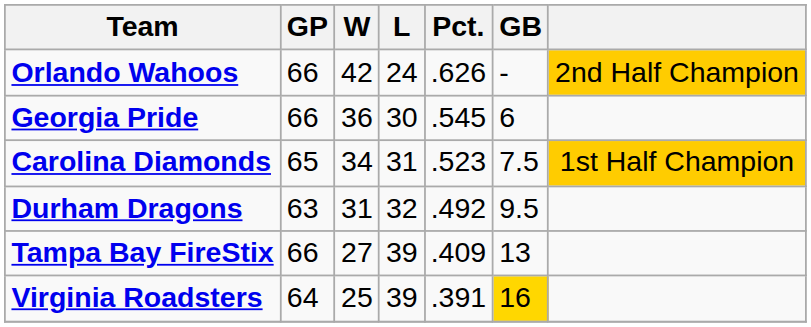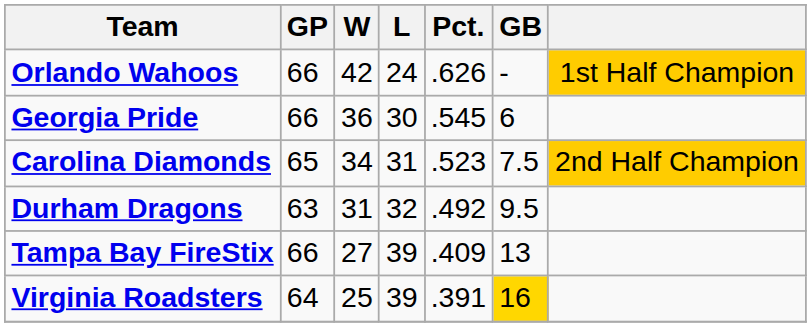(677, 72) 2nd Half Champion -> (677, 72) 1st Half Champion
(677, 162) 1st Half Champion -> (677, 162) 2nd Half Champion
